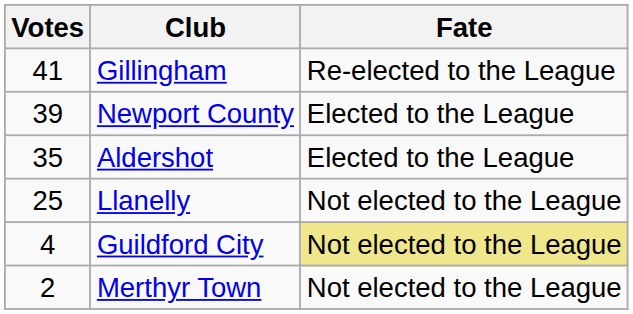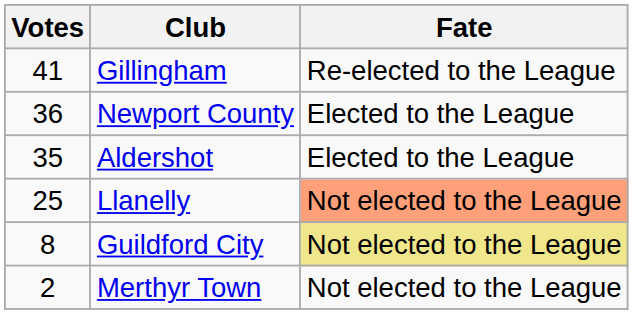(48, 114) 39 -> (48, 114) 36
(464, 201) no background -> (464, 201) lightsalmon background
(48, 245) 4 -> (48, 245) 8
